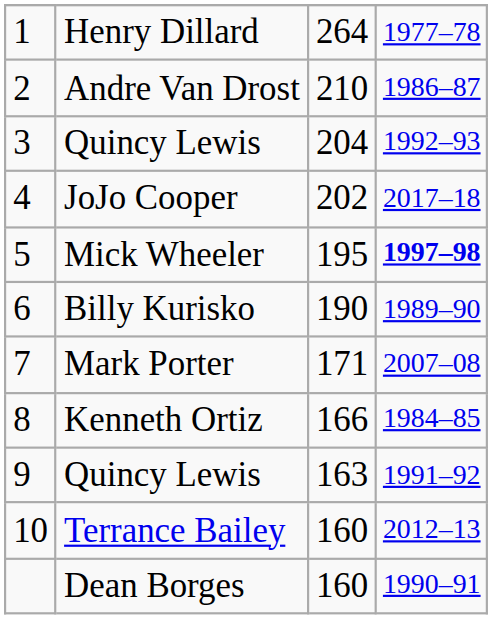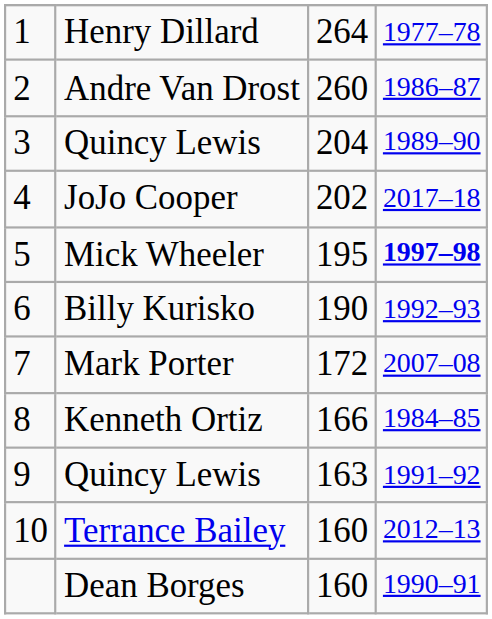(342, 87) 210 -> (342, 87) 260
(432, 142) 1992–93 -> (432, 142) 1989–90
(432, 308) 1989–90 -> (432, 308) 1992–93
(342, 364) 171 -> (342, 364) 172
